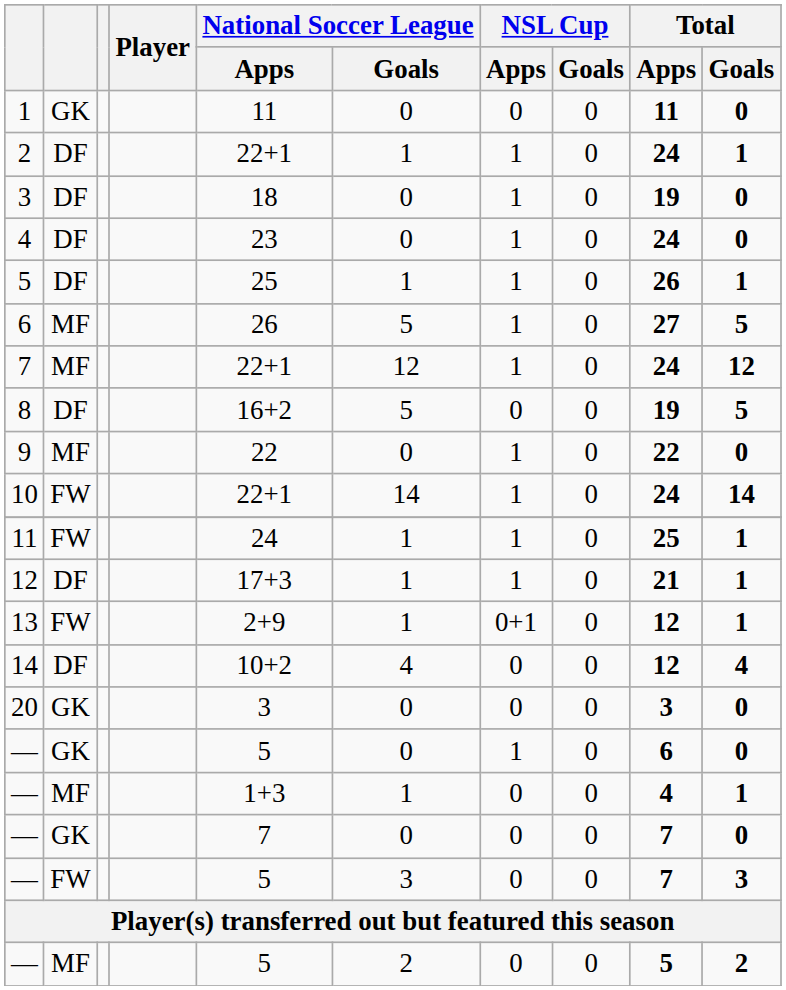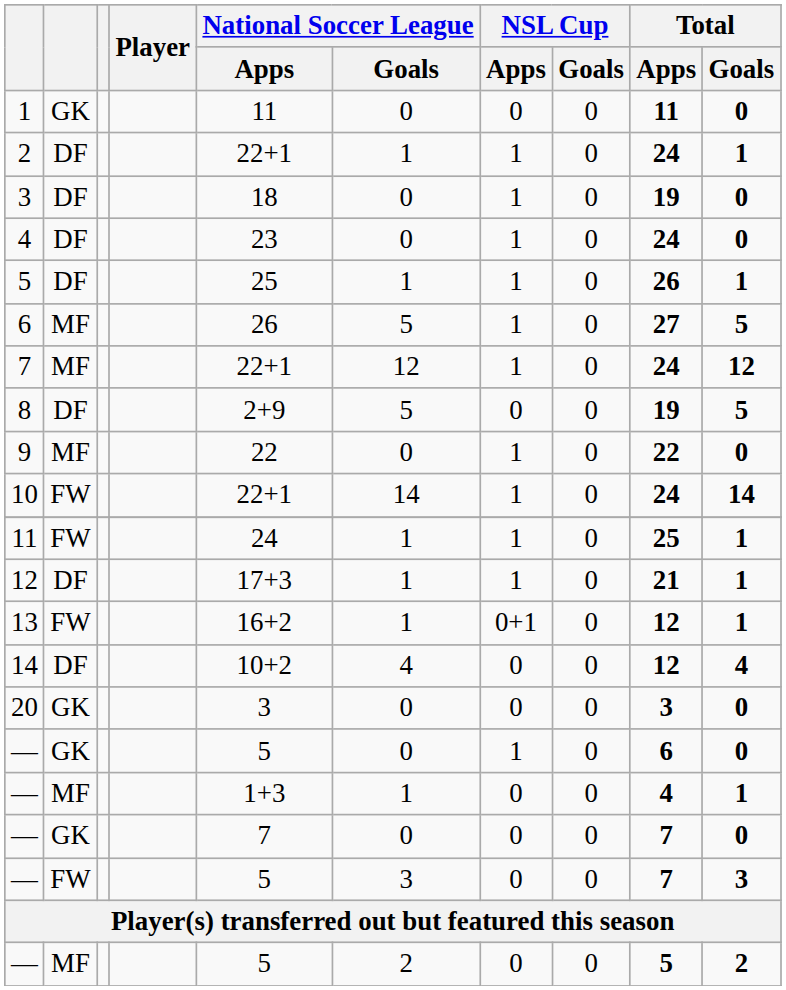(264, 409) 16+2 -> (264, 409) 2+9
(264, 622) 2+9 -> (264, 622) 16+2
